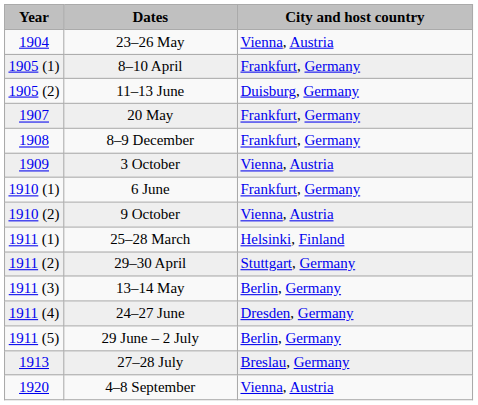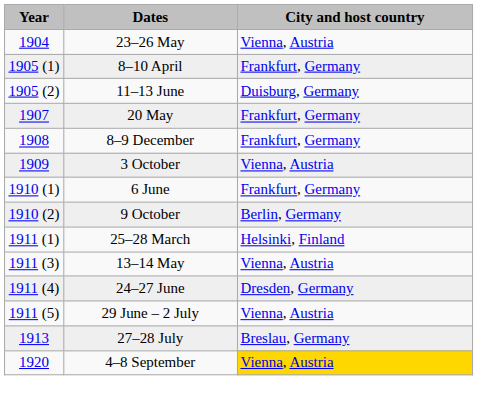(287, 214) Vienna, Austria -> (291, 214) Berlin, Germany
- row: (150, 264)
(291, 288) Berlin, Germany -> (287, 264) Vienna, Austria
(291, 338) Berlin, Germany -> (287, 313) Vienna, Austria
(287, 387) no background -> (287, 363) gold background
